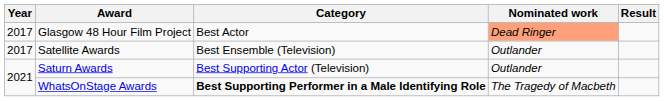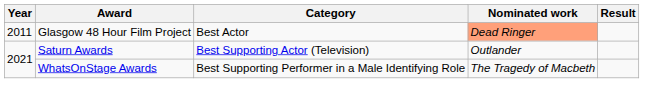(20, 31) 2017 -> (19, 31) 2011
- row: (79, 50)
(341, 86) bold -> (331, 68) normal
